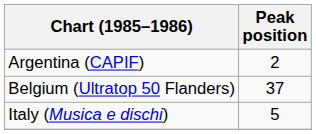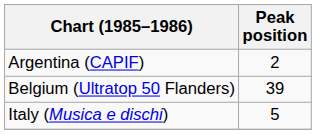(275, 89) 37 -> (275, 89) 39
